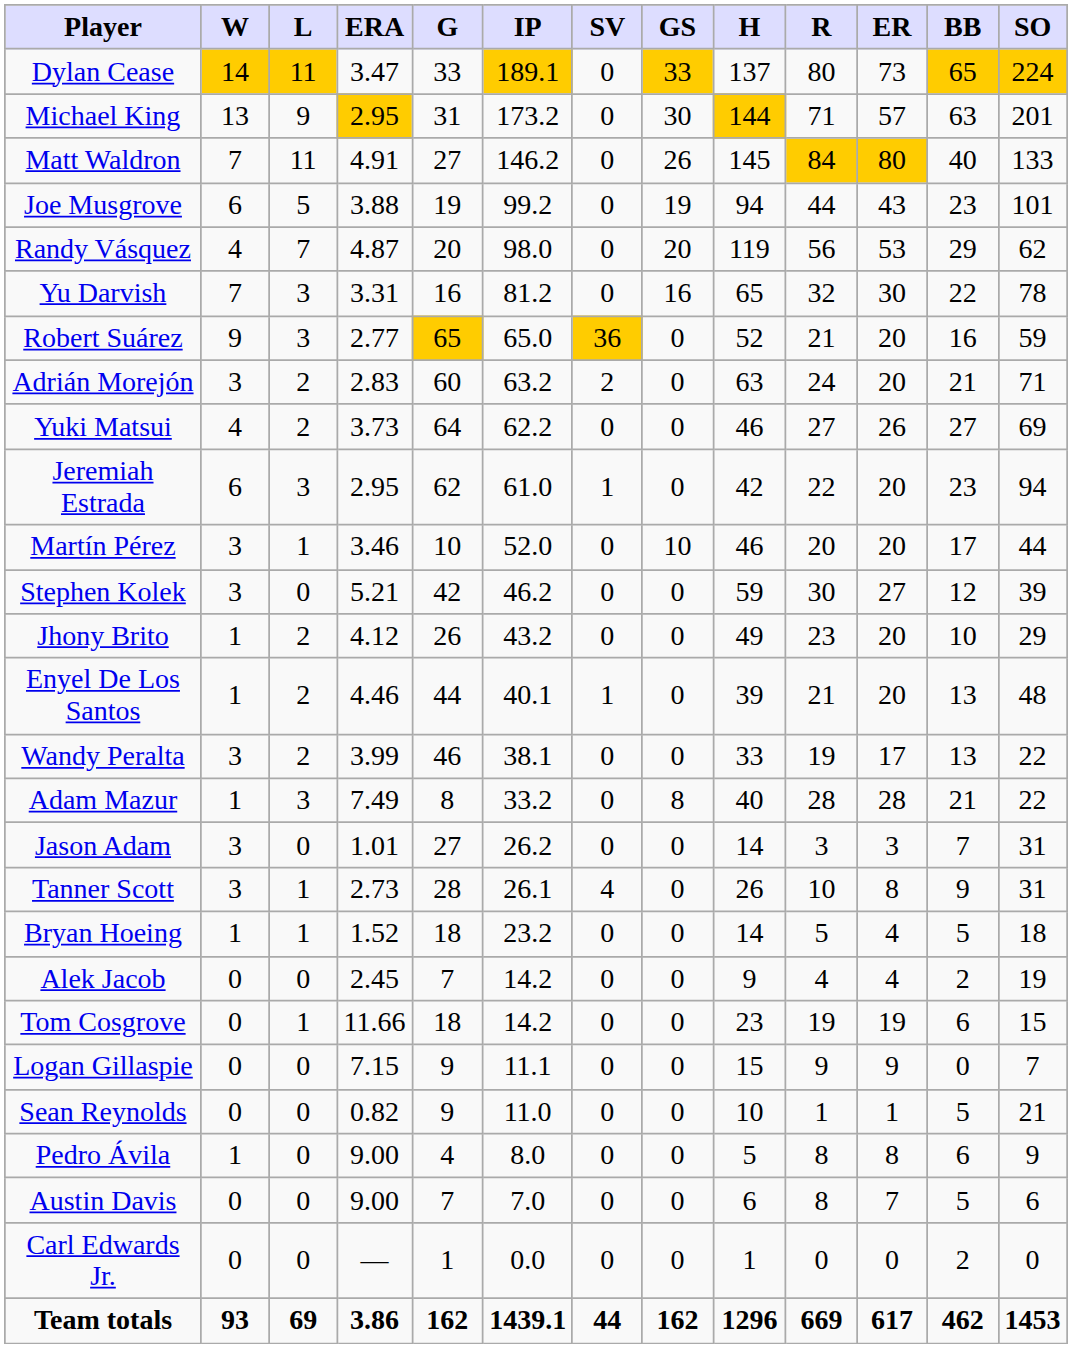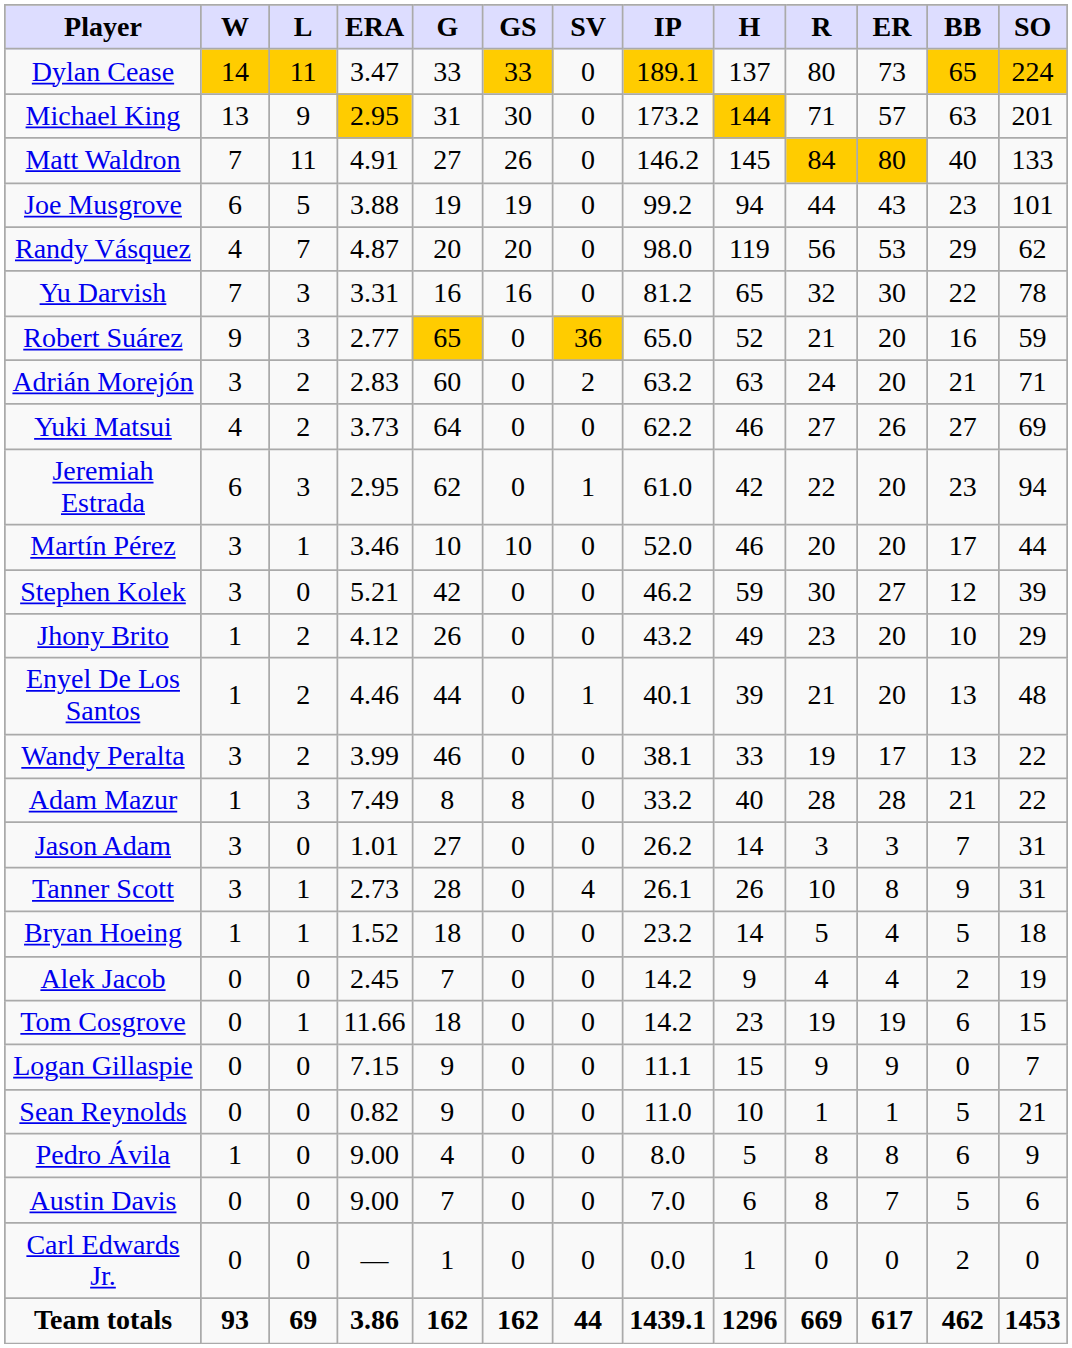columns swapped: (677, 26) <-> (528, 26)
